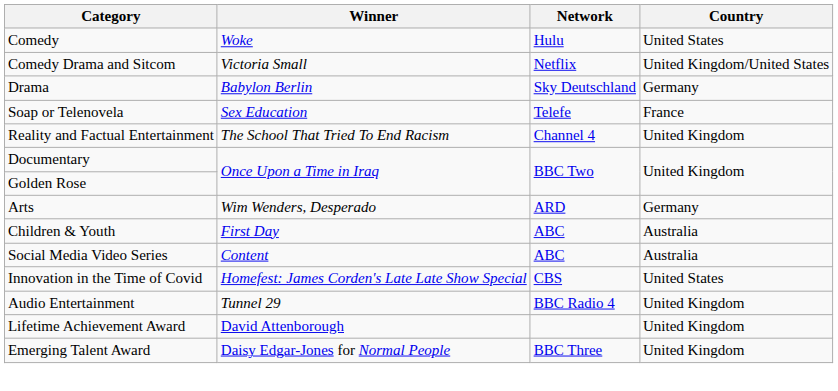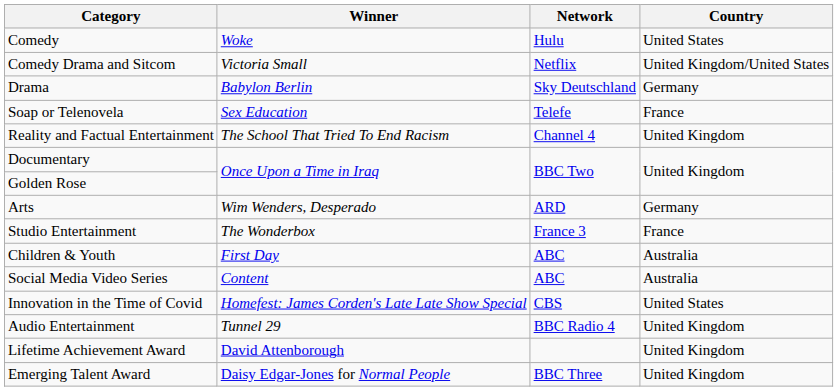+ row: (72, 231)
